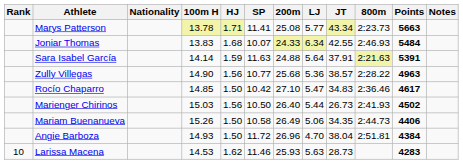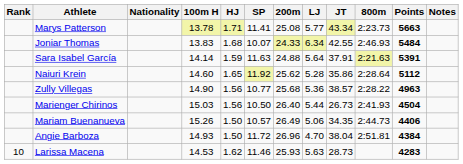+ row: (60, 74)
- row: (69, 89)
(409, 105) 4502 -> (409, 105) 4504
(259, 120) 10.58 -> (259, 120) 10.57
